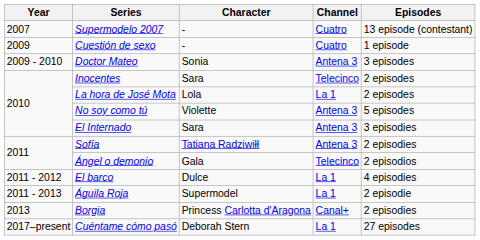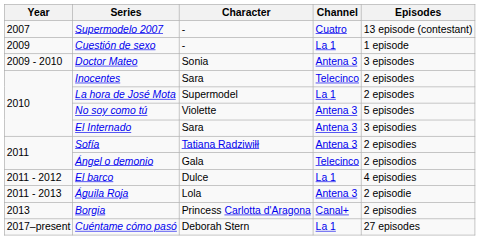(331, 45) Cuatro -> (326, 45) La 1
(191, 95) Lola -> (210, 95) Supermodel
(210, 194) Supermodel -> (191, 194) Lola
(326, 194) La 1 -> (336, 194) Antena 3
